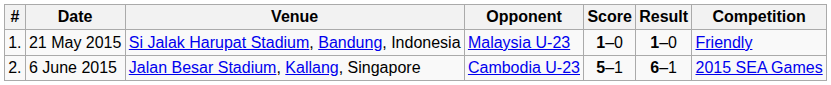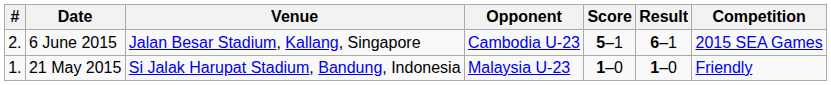rows swapped: (75, 42) <-> (73, 67)
